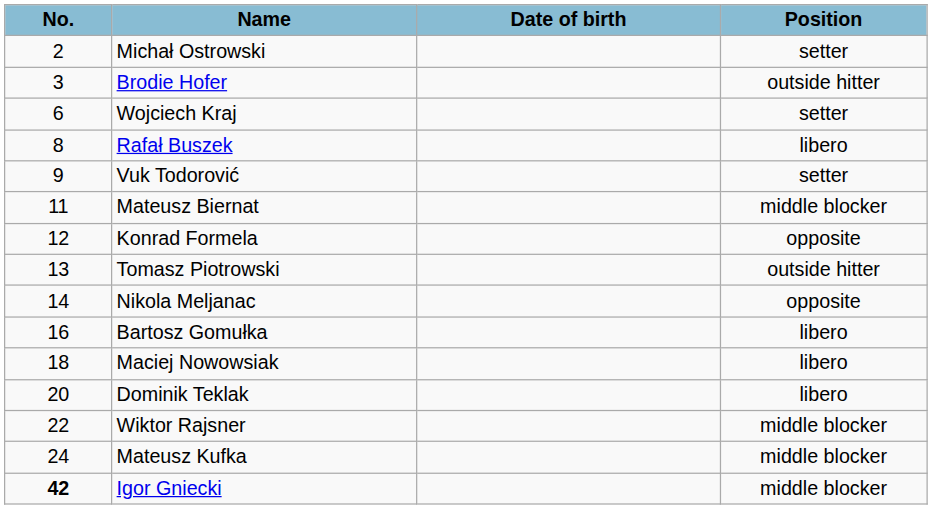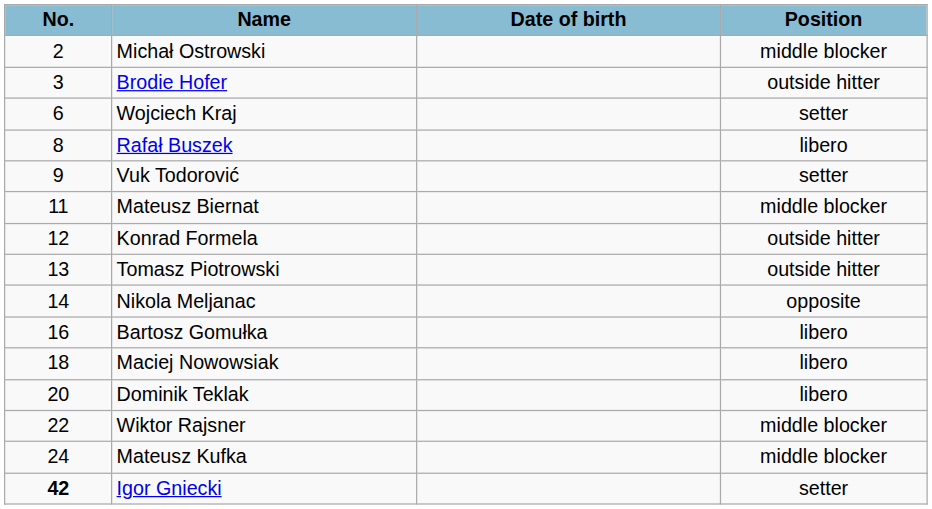(824, 51) setter -> (824, 51) middle blocker
(824, 238) opposite -> (824, 238) outside hitter
(824, 488) middle blocker -> (824, 488) setter
